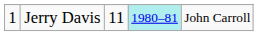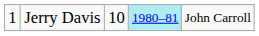(116, 17) 11 -> (117, 17) 10
